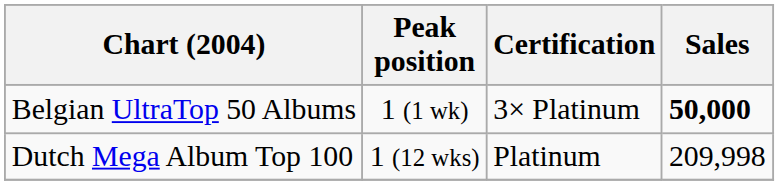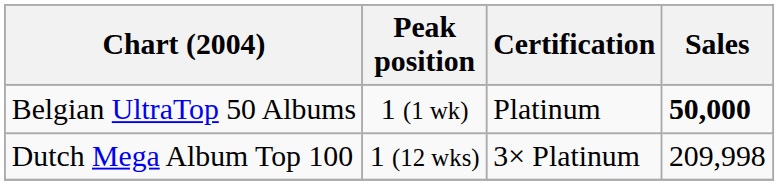(567, 108) 3× Platinum -> (547, 108) Platinum
(547, 155) Platinum -> (567, 155) 3× Platinum
